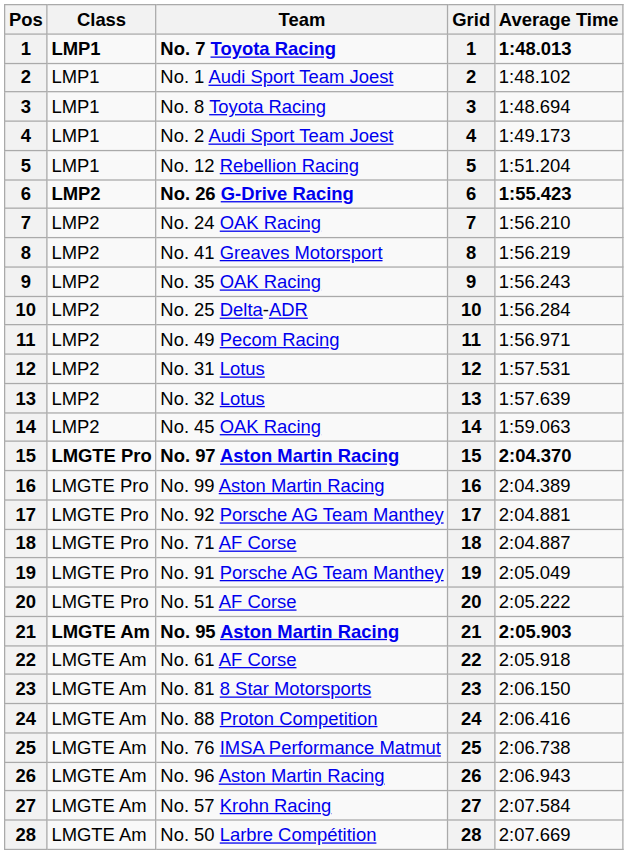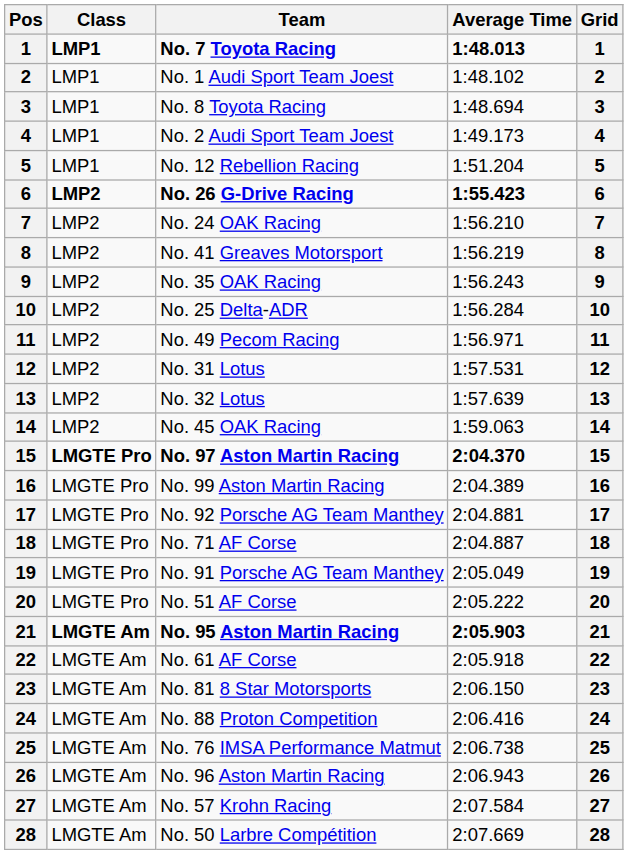columns swapped: (559, 20) <-> (471, 20)
